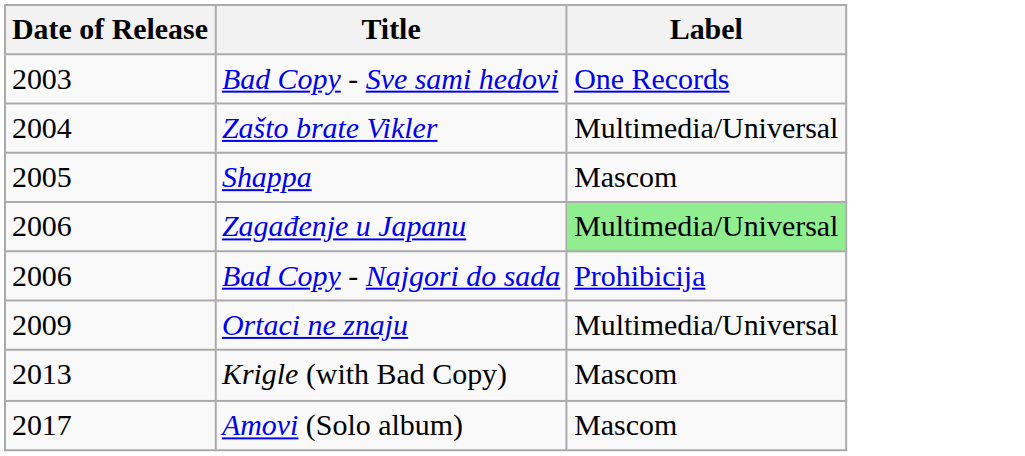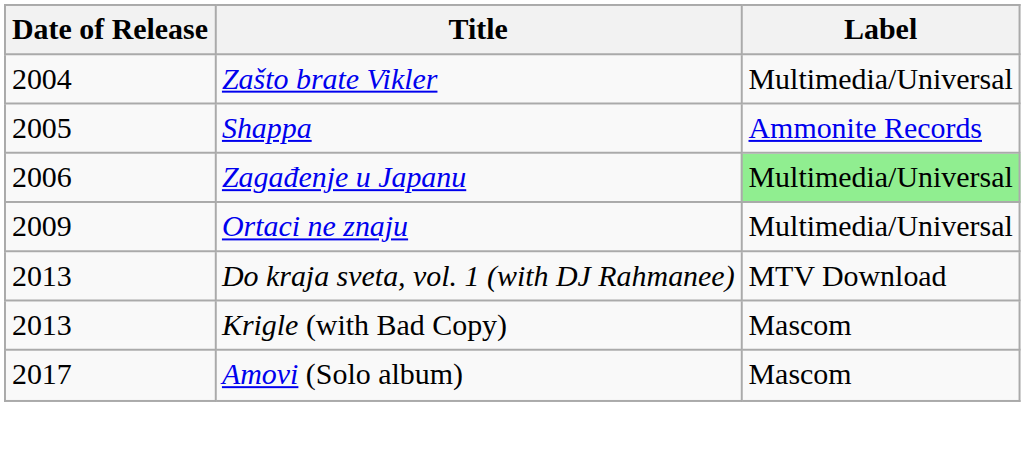- row: (390, 78)
(626, 177) Mascom -> (865, 128) Ammonite Records
- row: (391, 276)
+ row: (478, 276)
